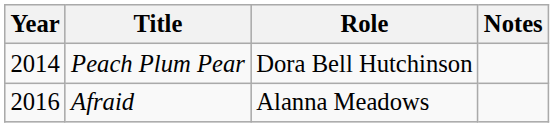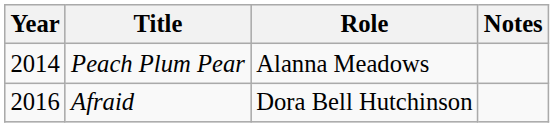(364, 63) Dora Bell Hutchinson -> (343, 63) Alanna Meadows
(343, 102) Alanna Meadows -> (364, 102) Dora Bell Hutchinson
